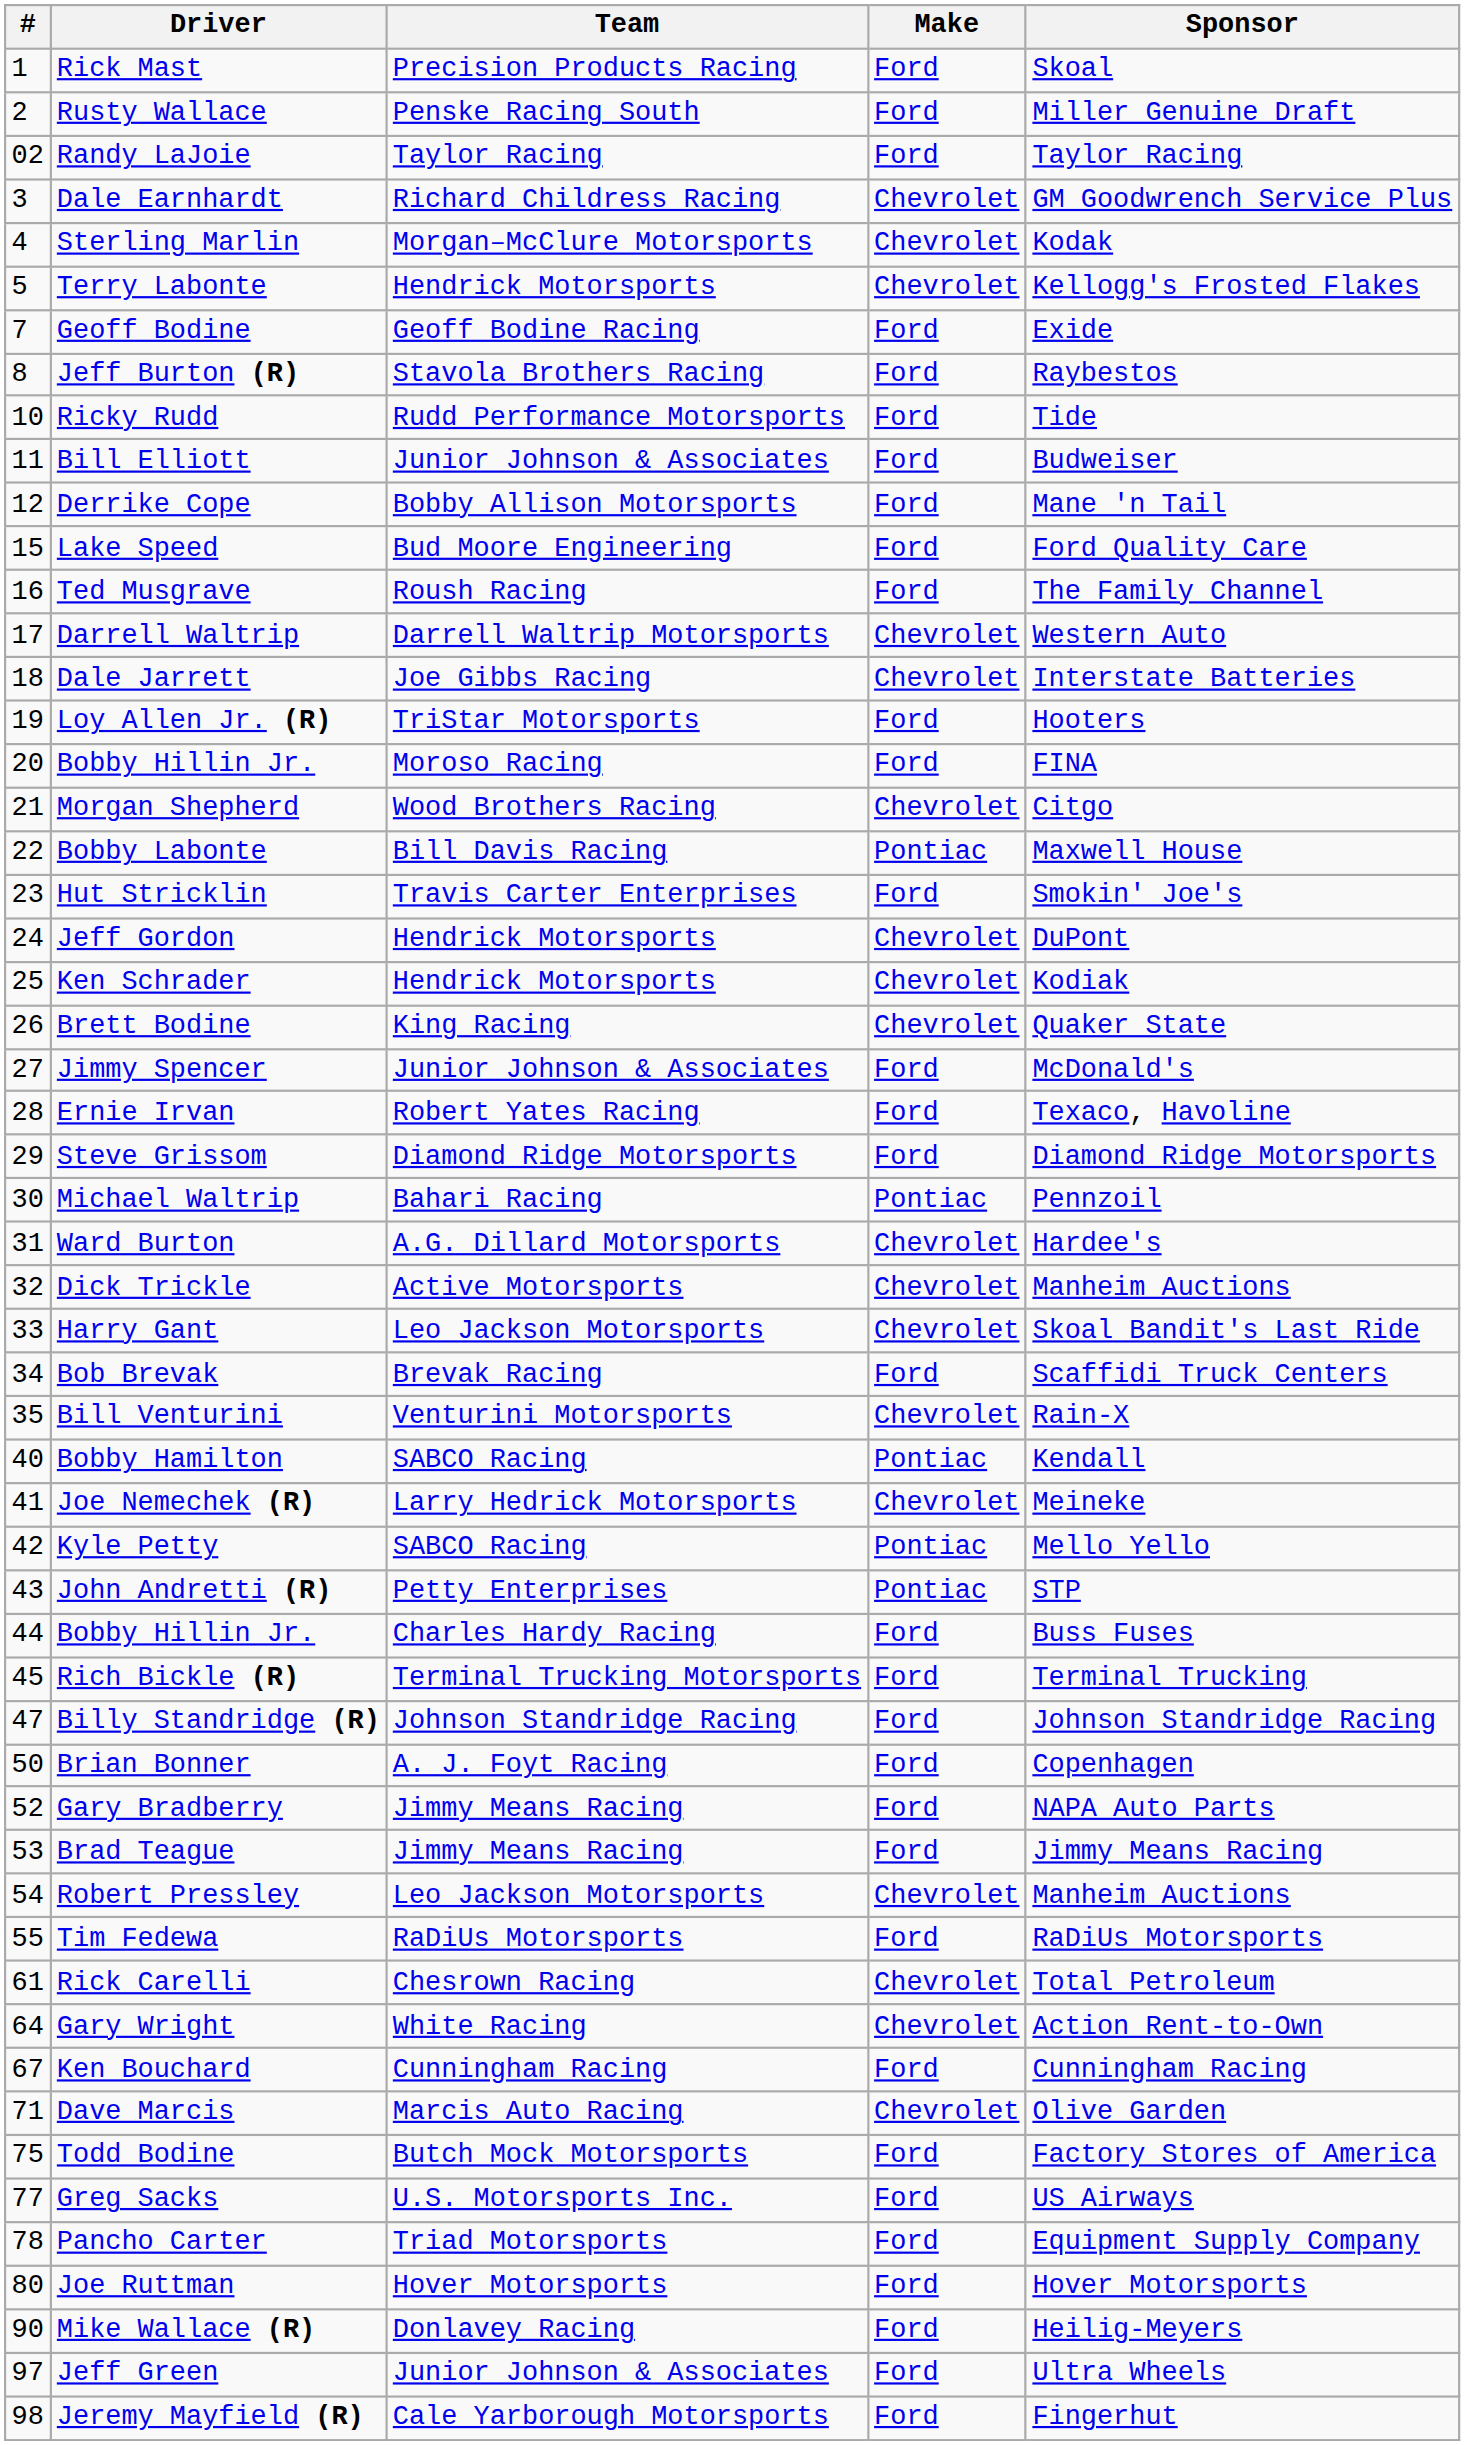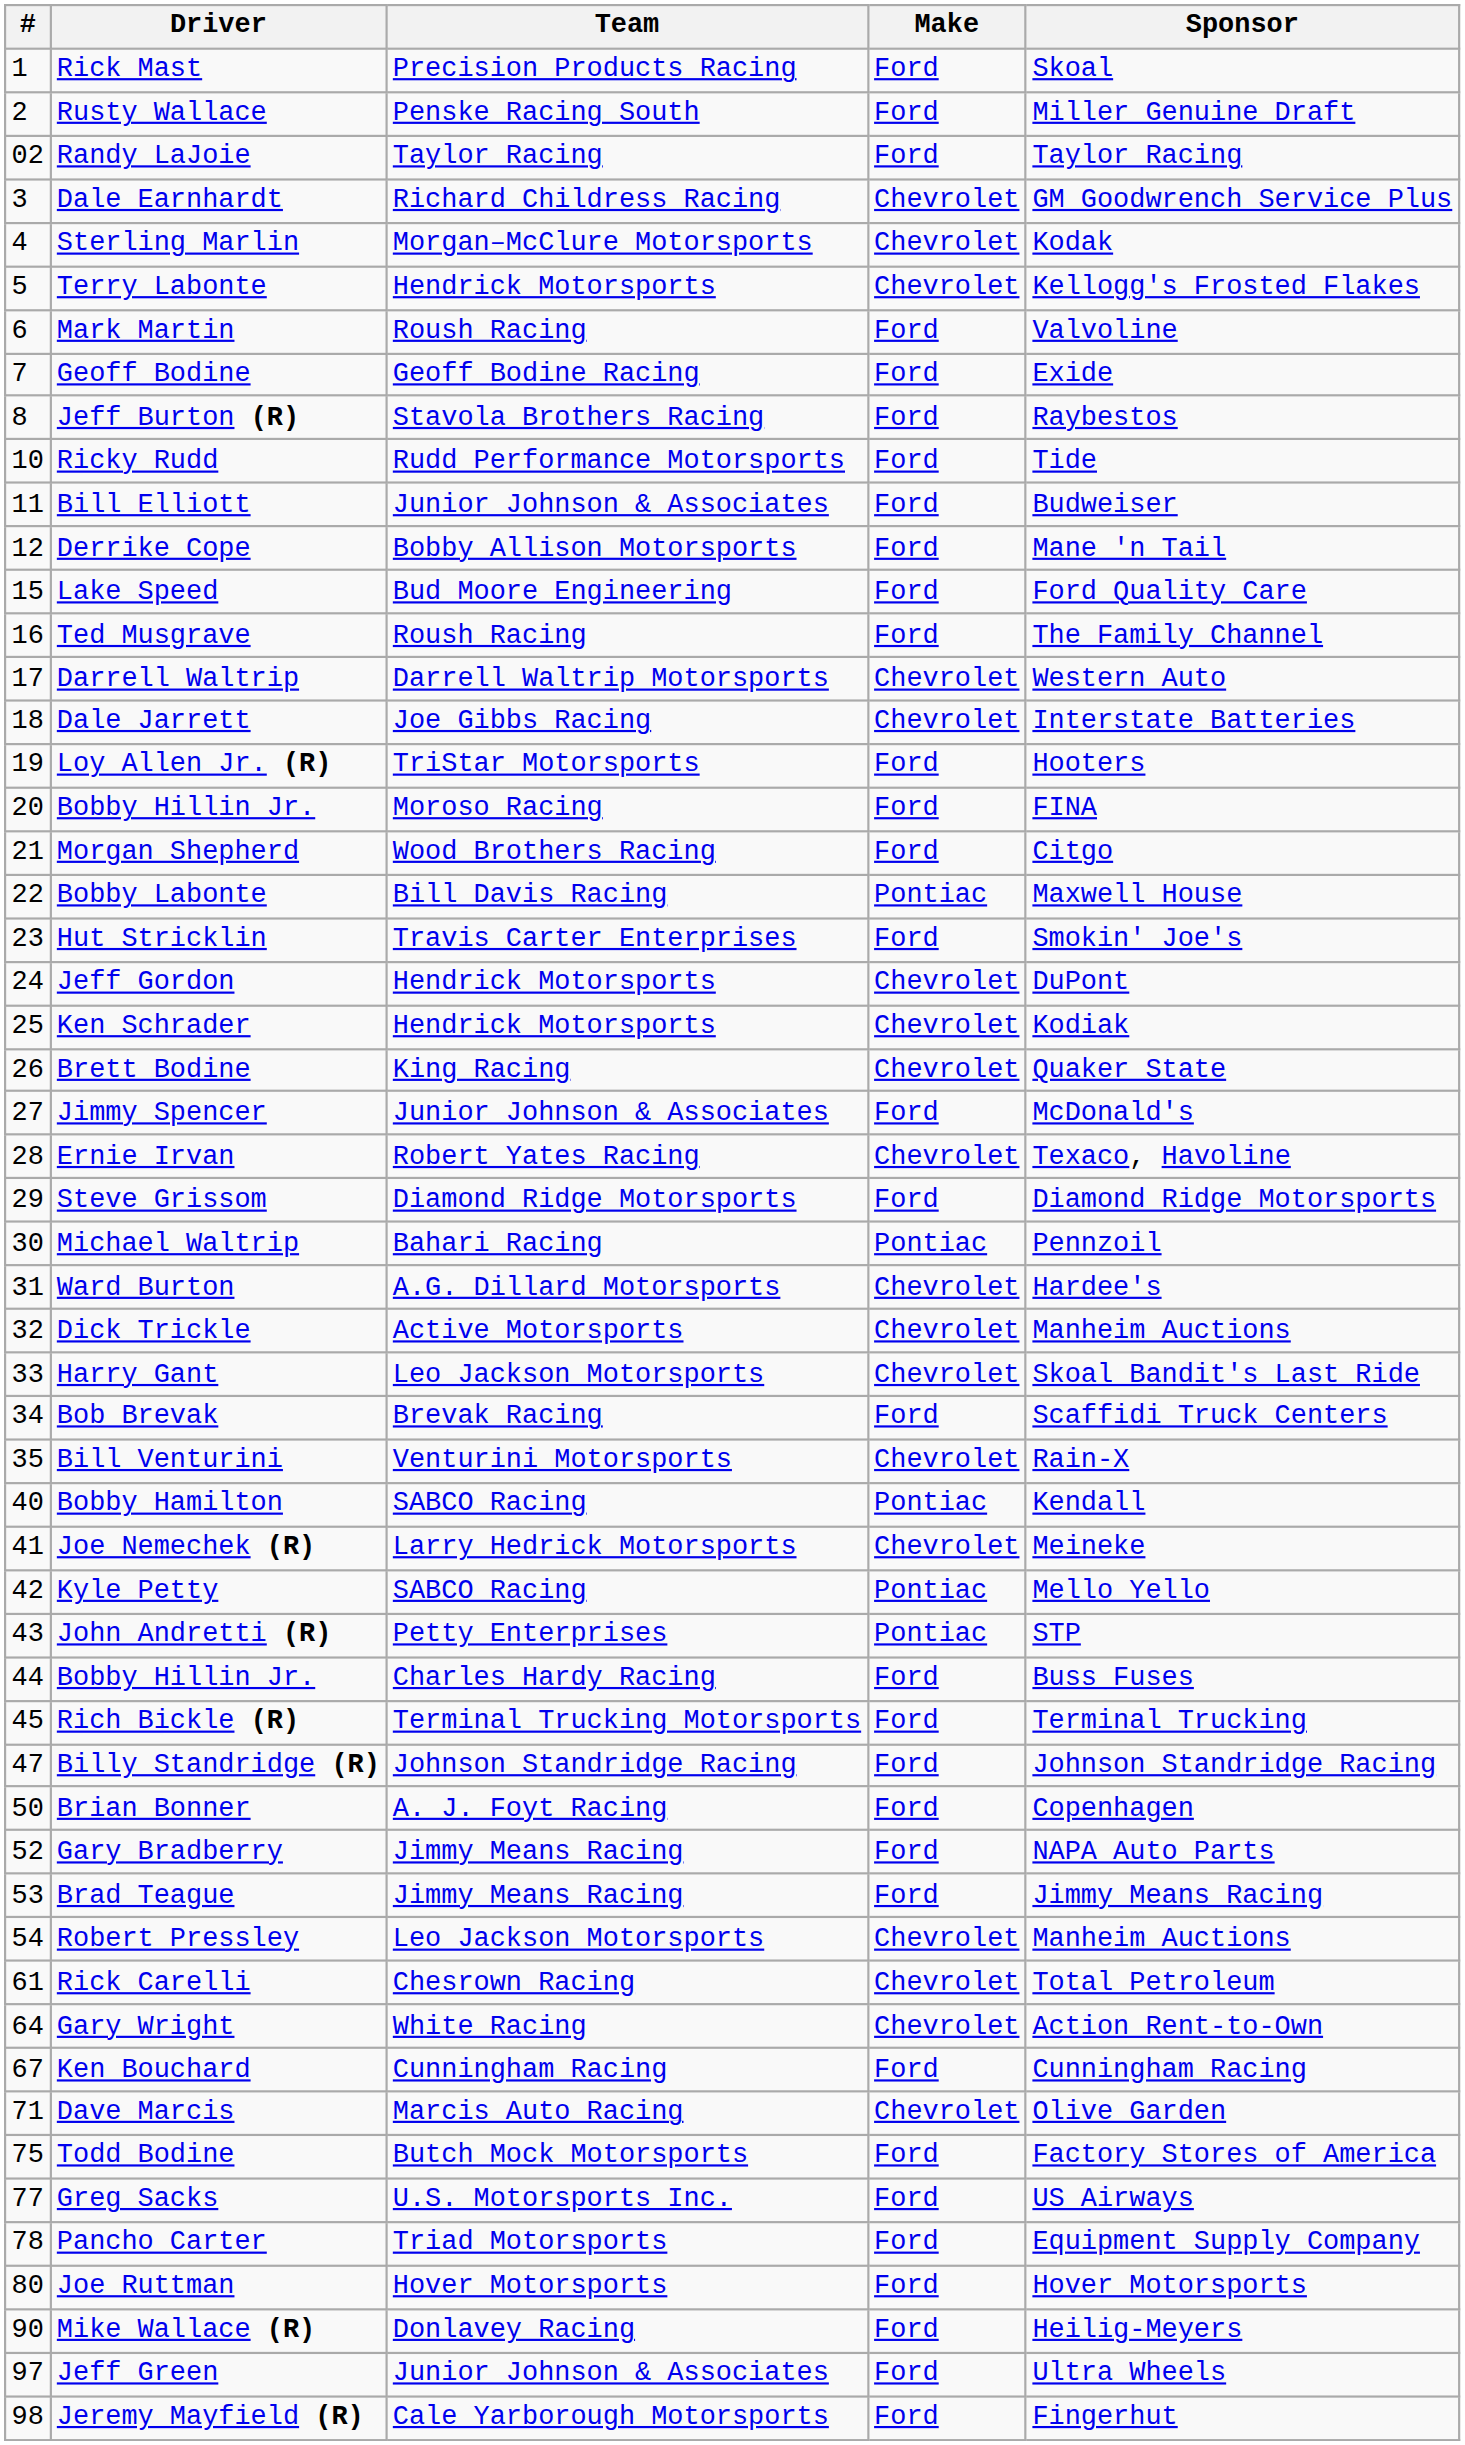+ row: (20, 331)
(947, 810) Chevrolet -> (906, 853) Ford
(906, 1114) Ford -> (947, 1157) Chevrolet
- row: (28, 1940)
